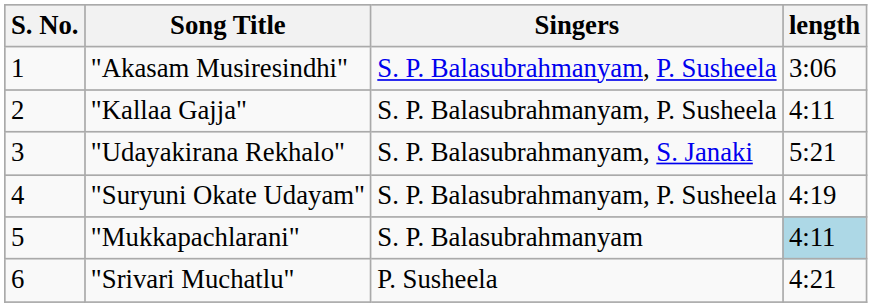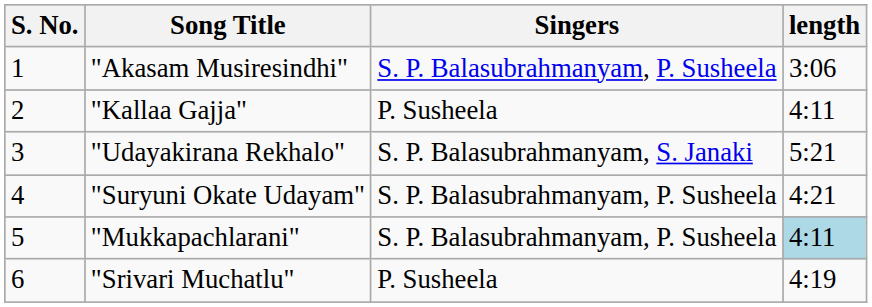(577, 110) S. P. Balasubrahmanyam, P. Susheela -> (437, 110) P. Susheela
(813, 195) 4:19 -> (813, 195) 4:21
(510, 237) S. P. Balasubrahmanyam -> (577, 237) S. P. Balasubrahmanyam, P. Susheela
(813, 279) 4:21 -> (813, 279) 4:19
